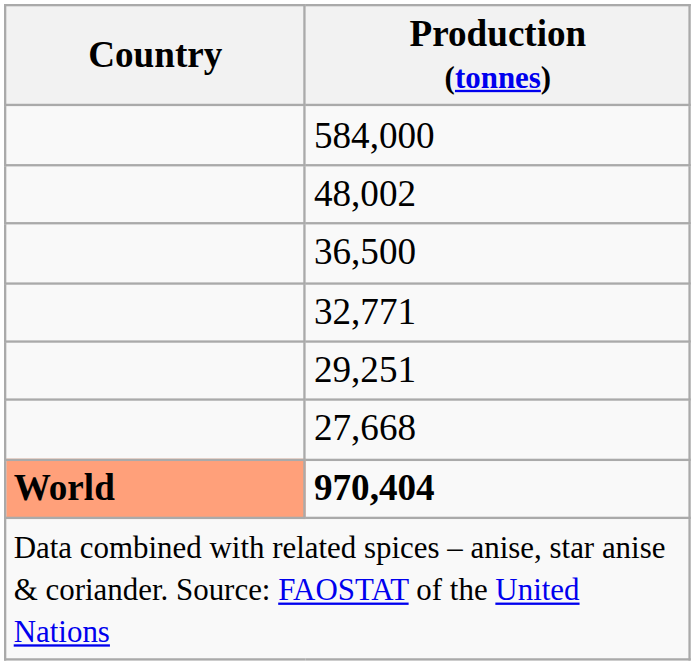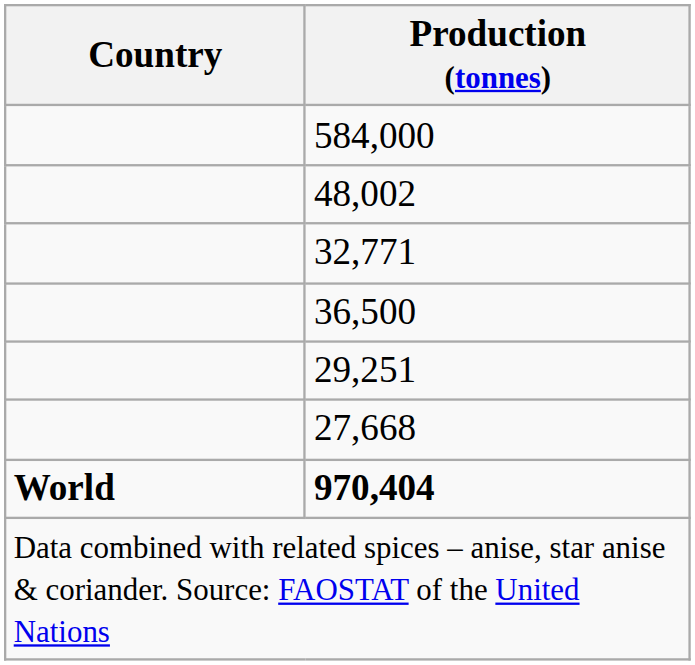rows swapped: (365, 252) <-> (365, 311)
(64, 487) lightsalmon background -> (64, 487) no background
